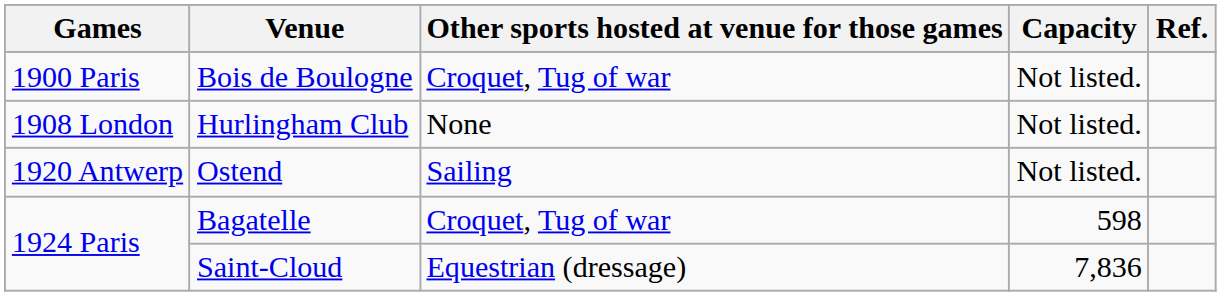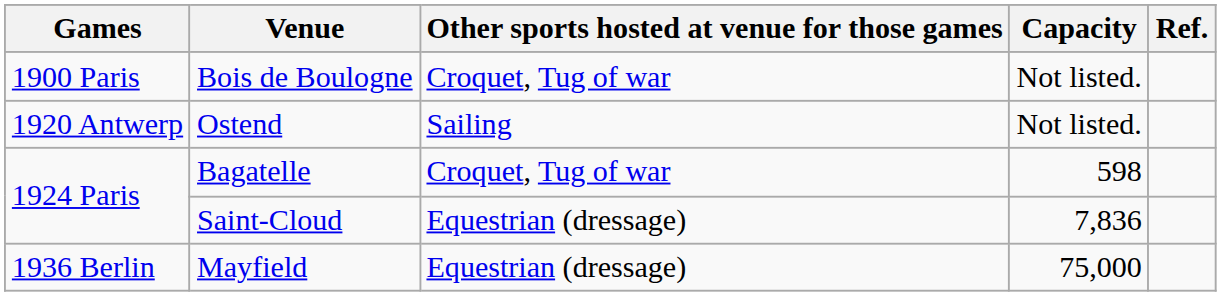- row: (303, 123)
+ row: (252, 266)
